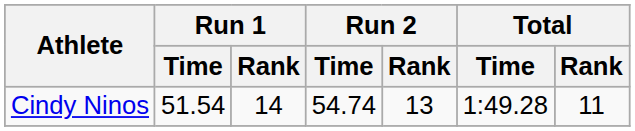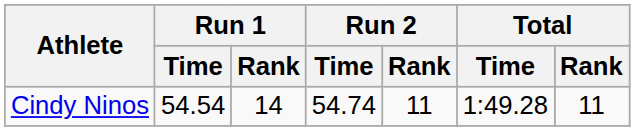(193, 107) 51.54 -> (193, 107) 54.54
(419, 107) 13 -> (419, 107) 11
